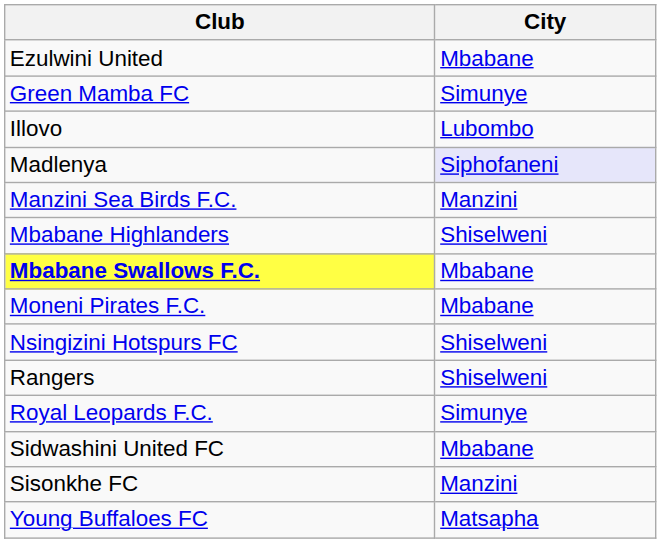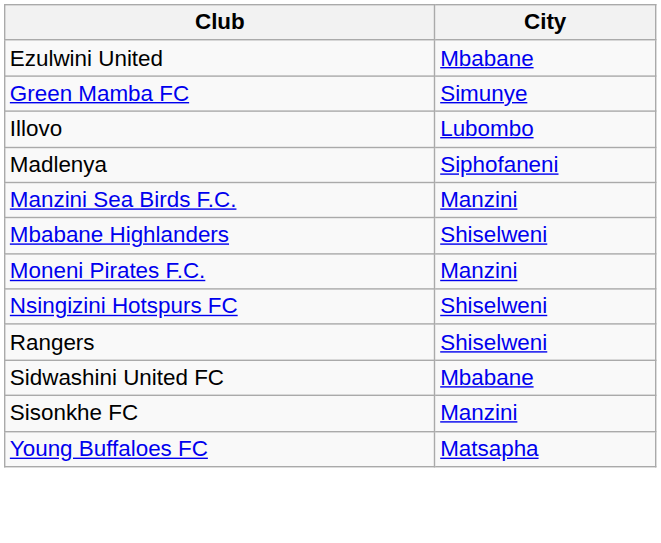(499, 164) lavender background -> (499, 164) no background
- row: (135, 270)
(487, 306) Mbabane -> (479, 270) Manzini
- row: (111, 413)
